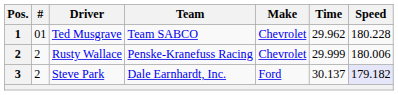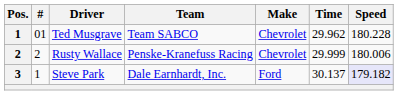(37, 74) 2 -> (37, 74) 1
